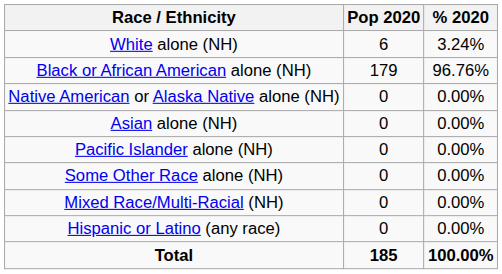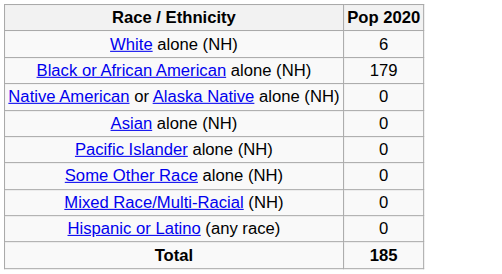- column: (461, 17)
